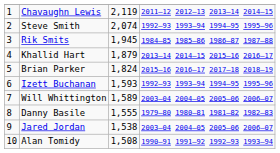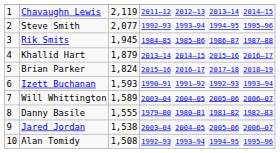(124, 26) 2,074 -> (124, 26) 2,077
(207, 84) 1992–93 1993–94 1994–95 1995–96 -> (207, 84) 1990–91 1991–92 1992–93 1993–94
(207, 141) 1990–91 1991–92 1992–93 1993–94 -> (207, 141) 1992–93 1993–94 1994–95 1995–96
